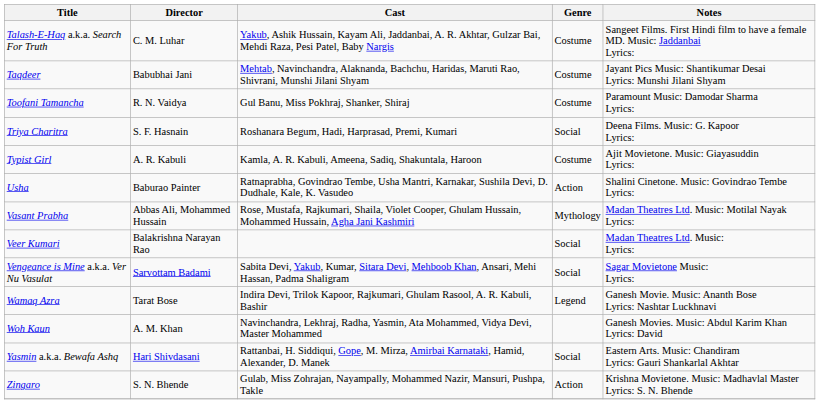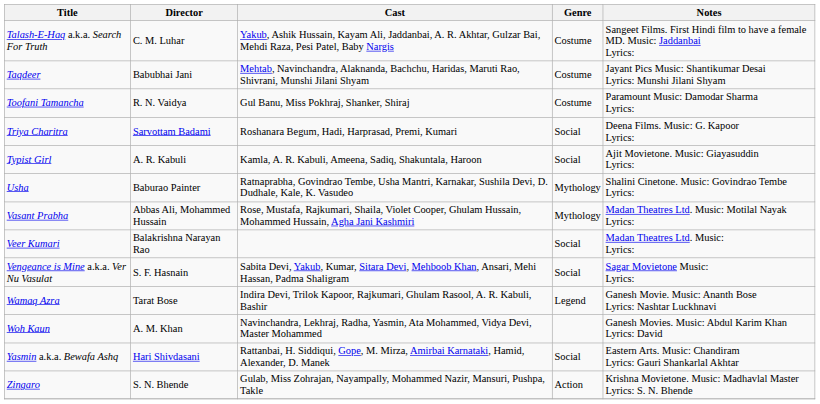(161, 131) S. F. Hasnain -> (172, 131) Sarvottam Badami
(573, 159) Costume -> (568, 159) Social
(569, 187) Action -> (578, 187) Mythology
(172, 272) Sarvottam Badami -> (161, 272) S. F. Hasnain
